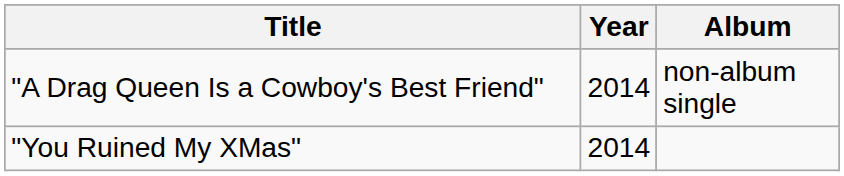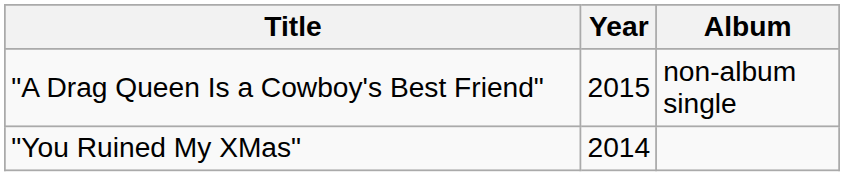(619, 87) 2014 -> (619, 87) 2015
